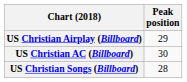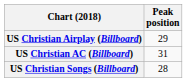(163, 54) 30 -> (163, 54) 31
